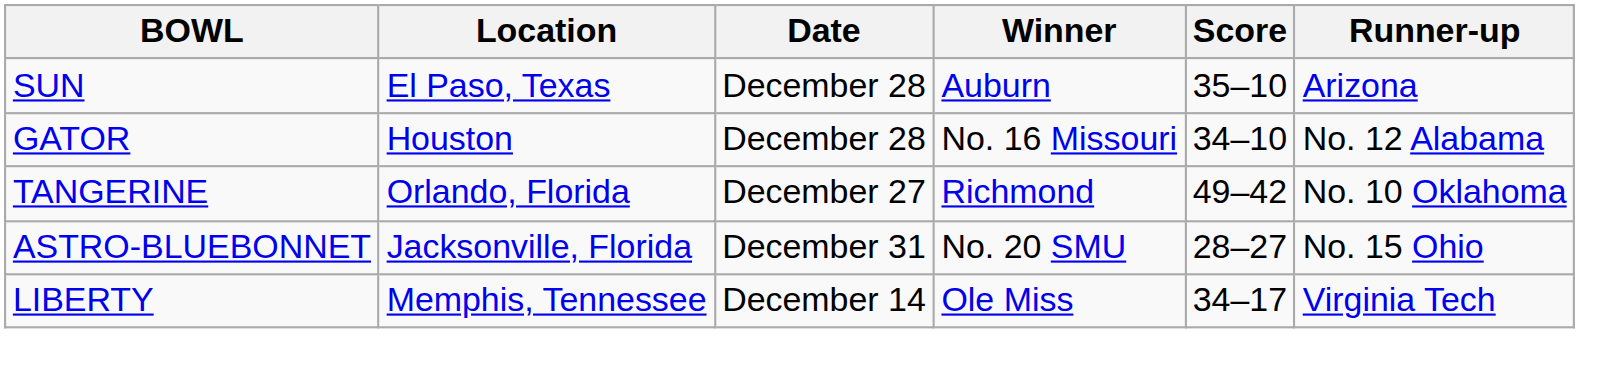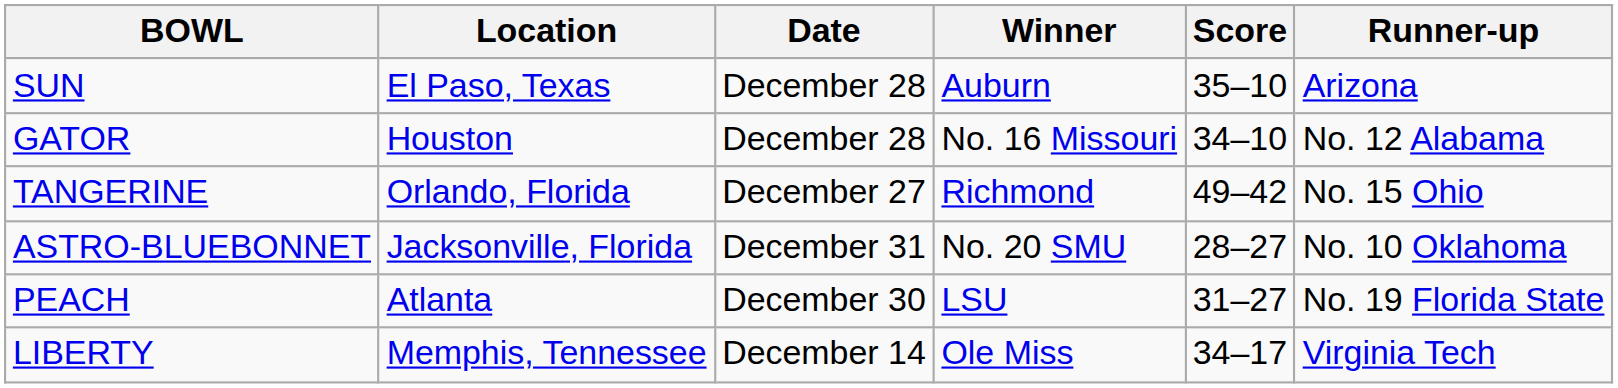(1435, 192) No. 10 Oklahoma -> (1393, 192) No. 15 Ohio
(1393, 246) No. 15 Ohio -> (1435, 246) No. 10 Oklahoma
+ row: (71, 300)
